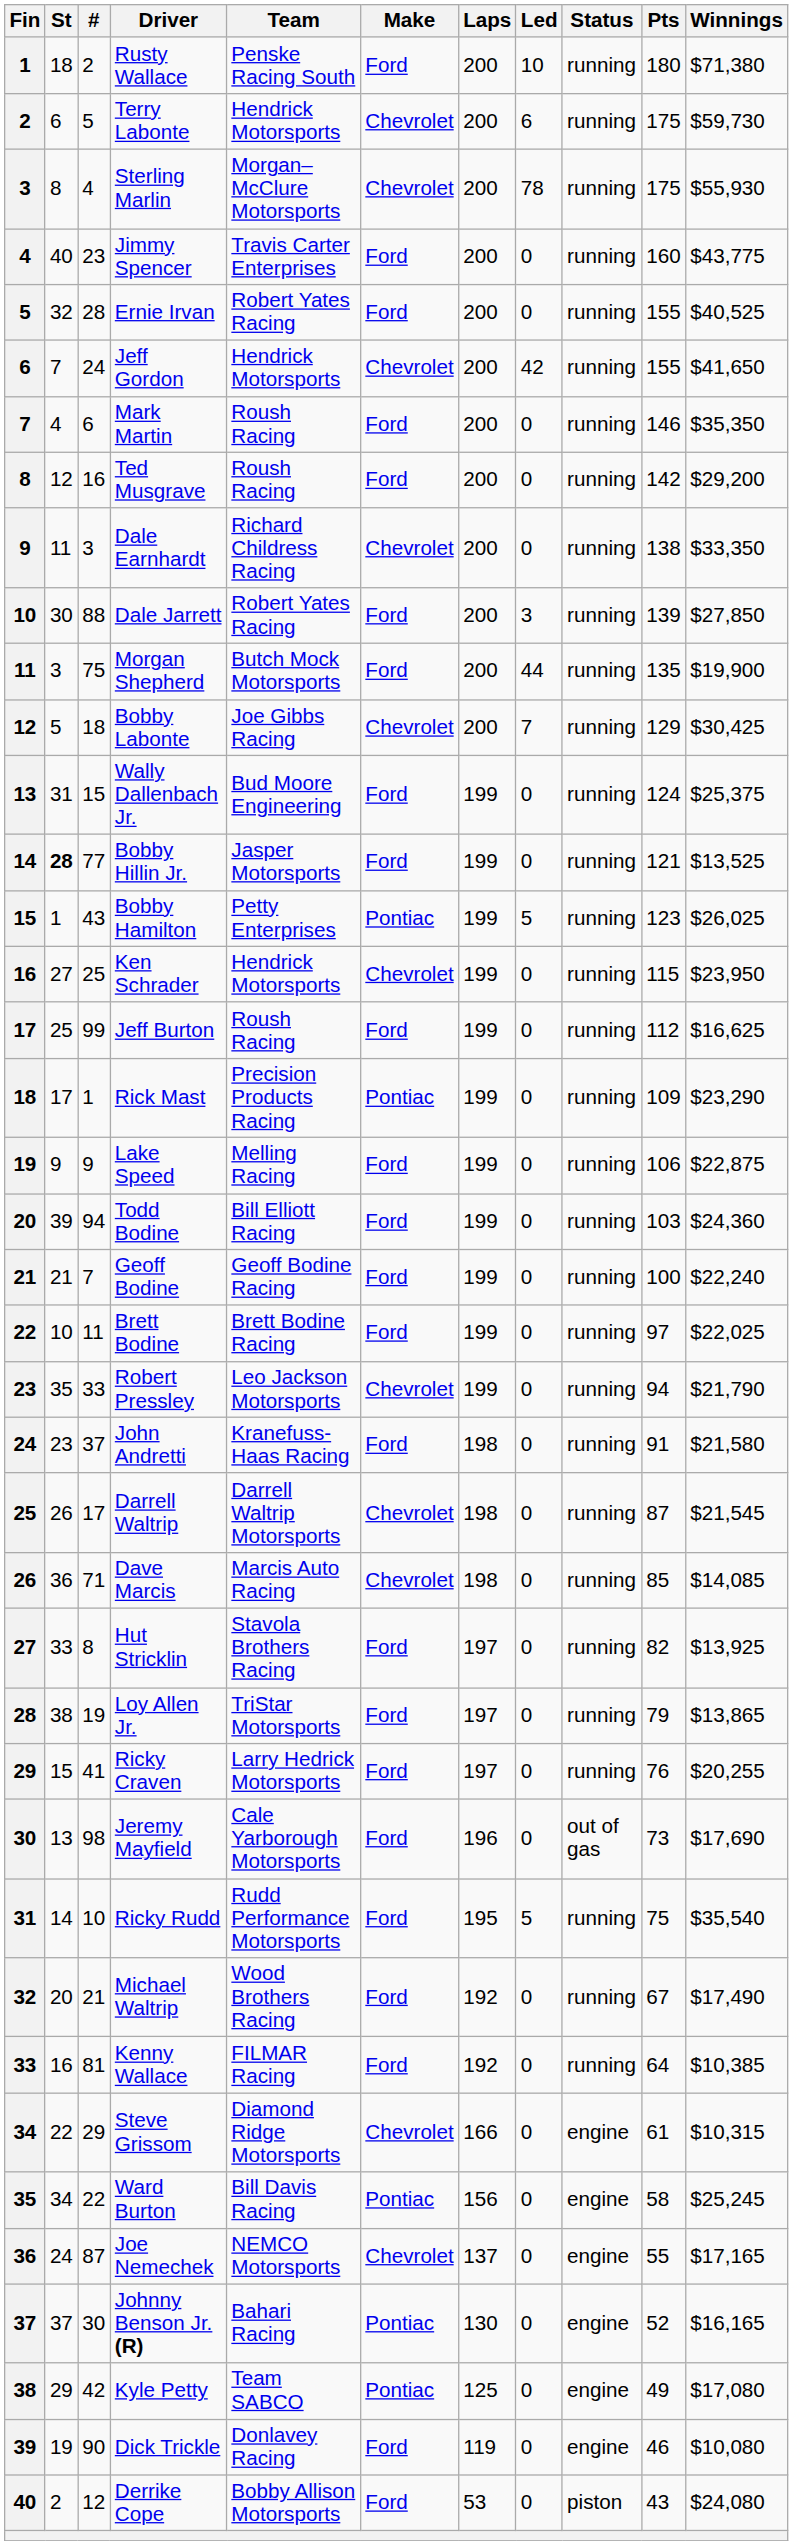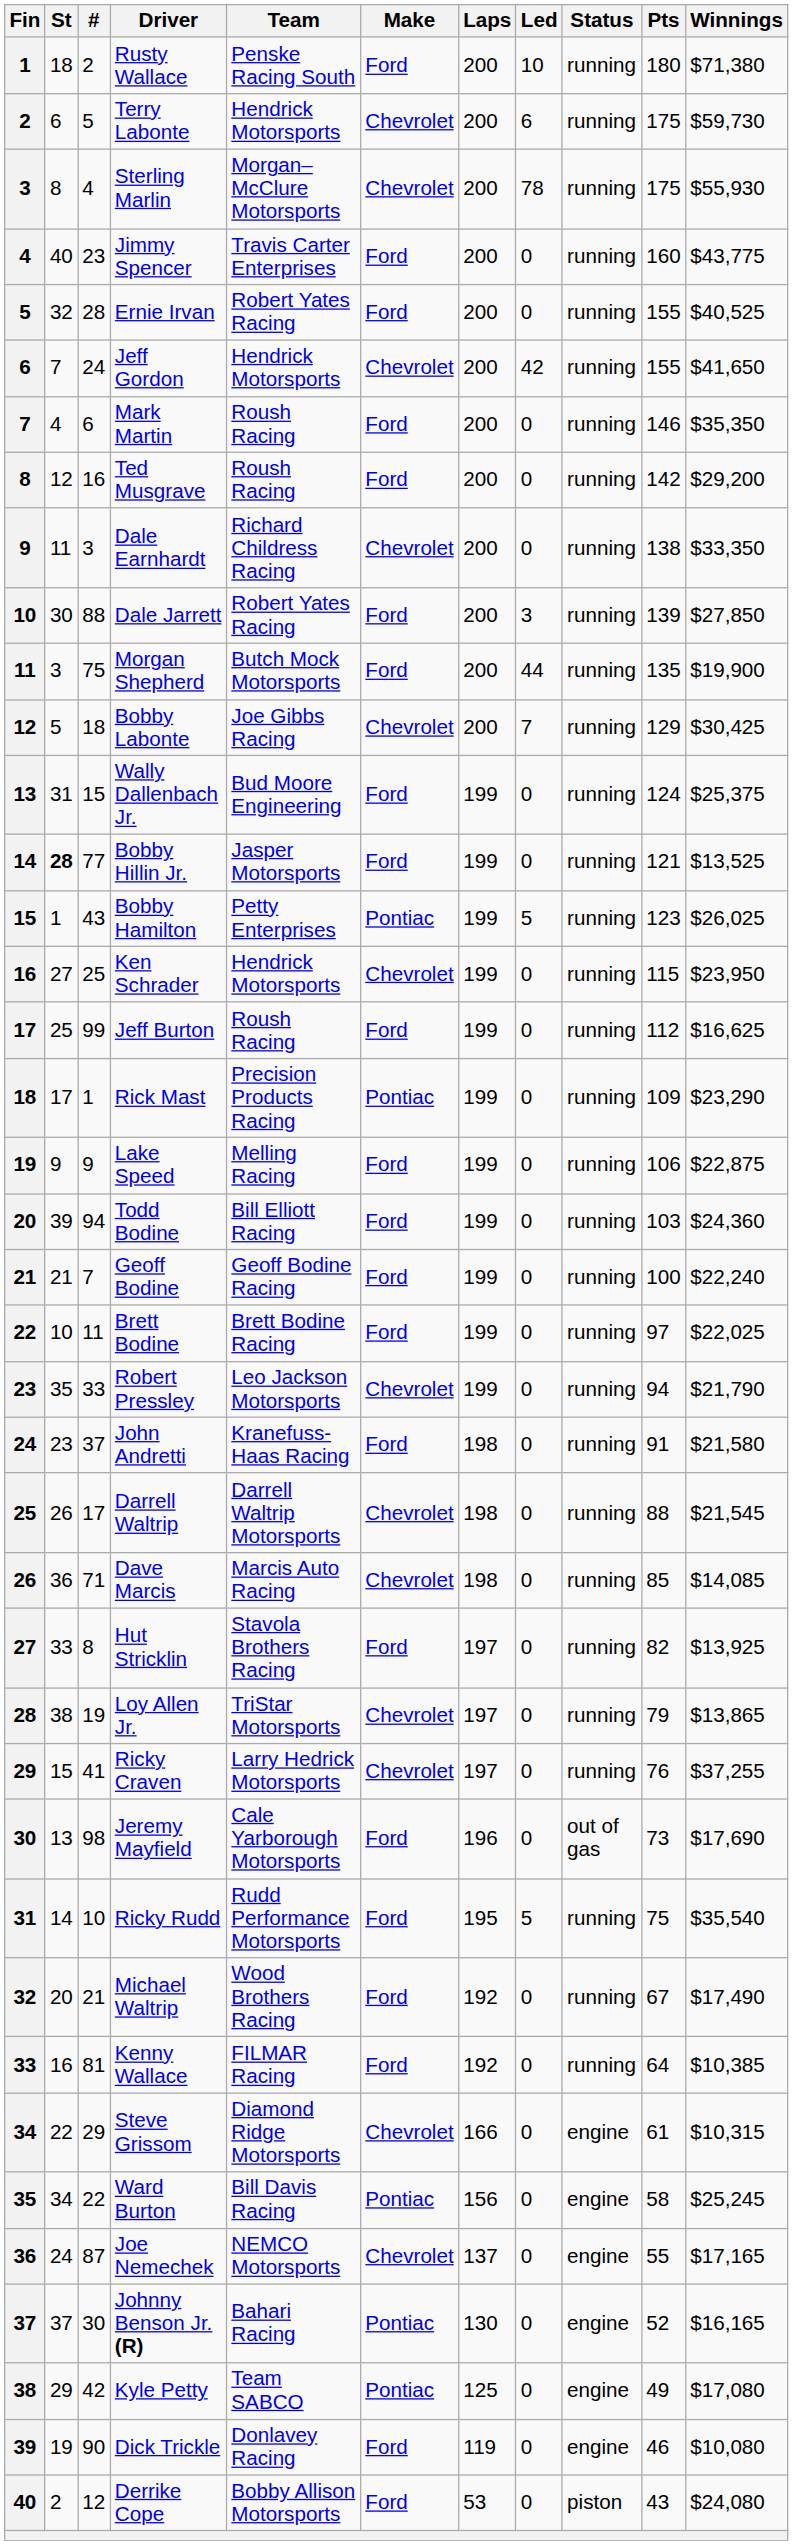(658, 1512) 87 -> (658, 1512) 88
(387, 1715) Ford -> (409, 1715) Chevrolet
(387, 1771) Ford -> (409, 1771) Chevrolet
(728, 1771) $20,255 -> (728, 1771) $37,255
